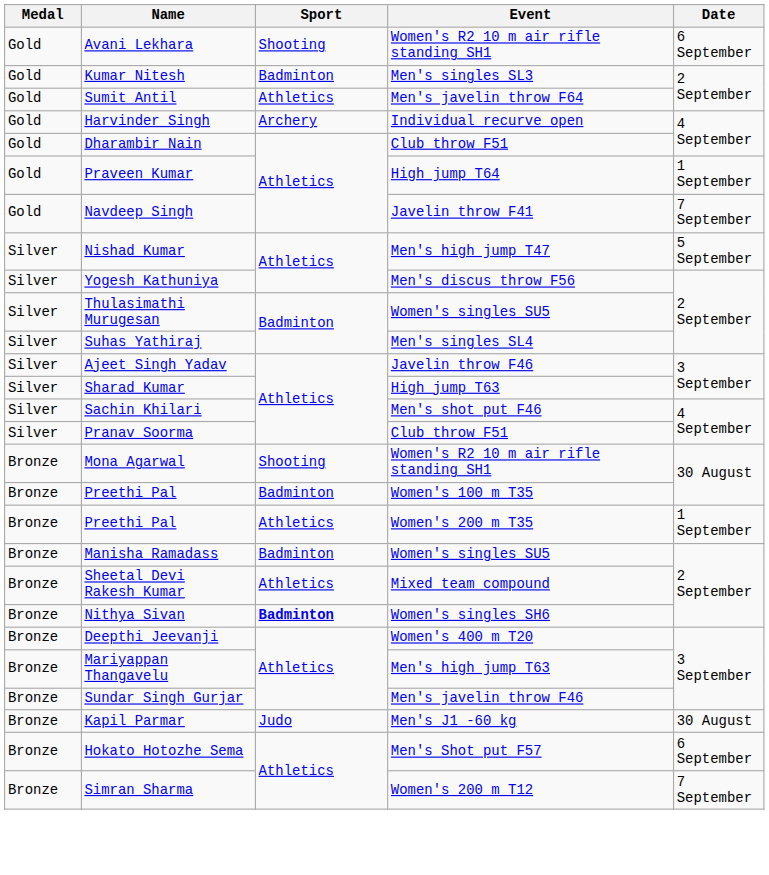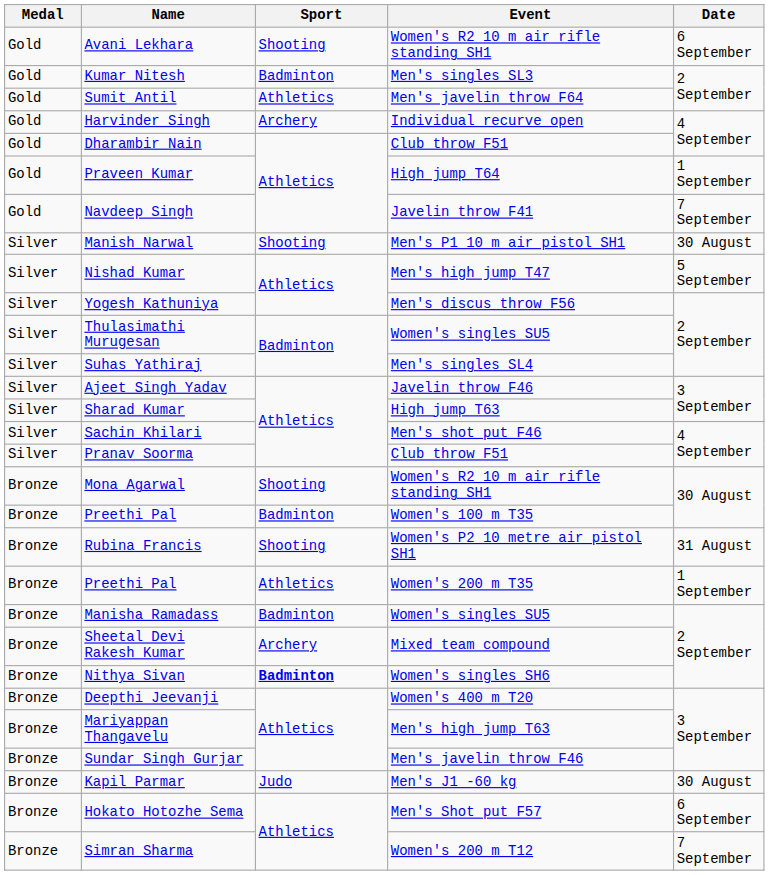+ row: (139, 244)
+ row: (143, 547)
(296, 585) Athletics -> (288, 646) Archery
